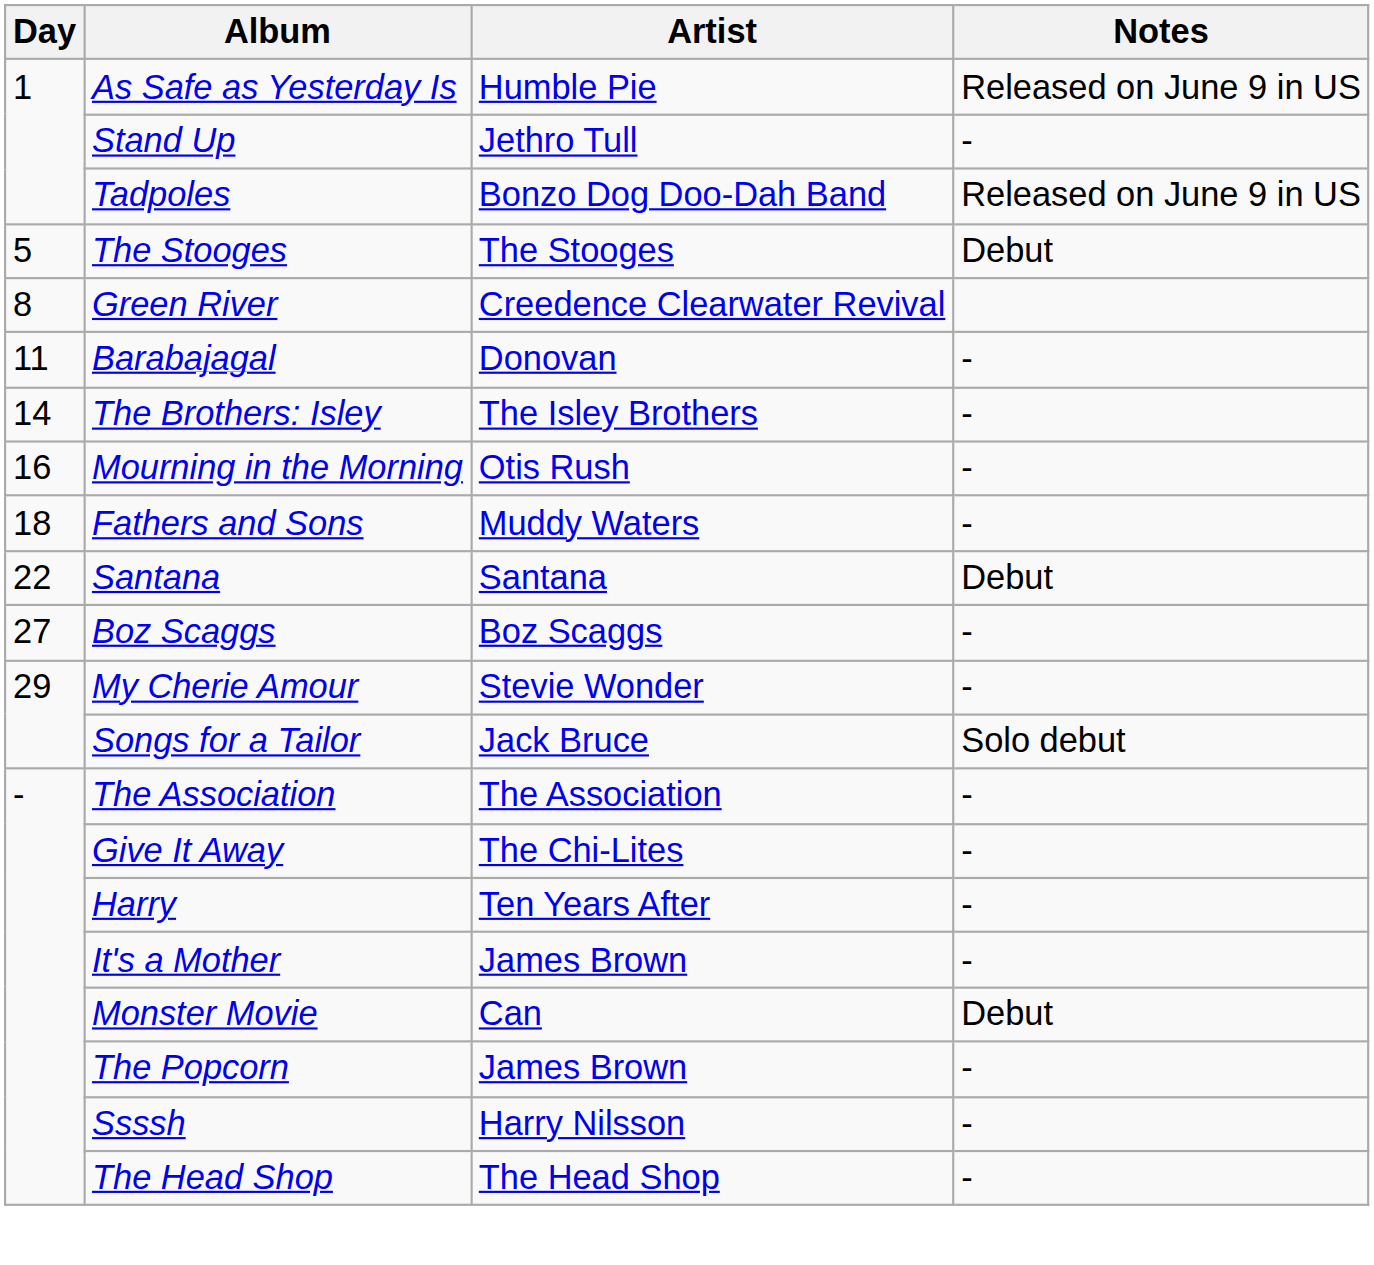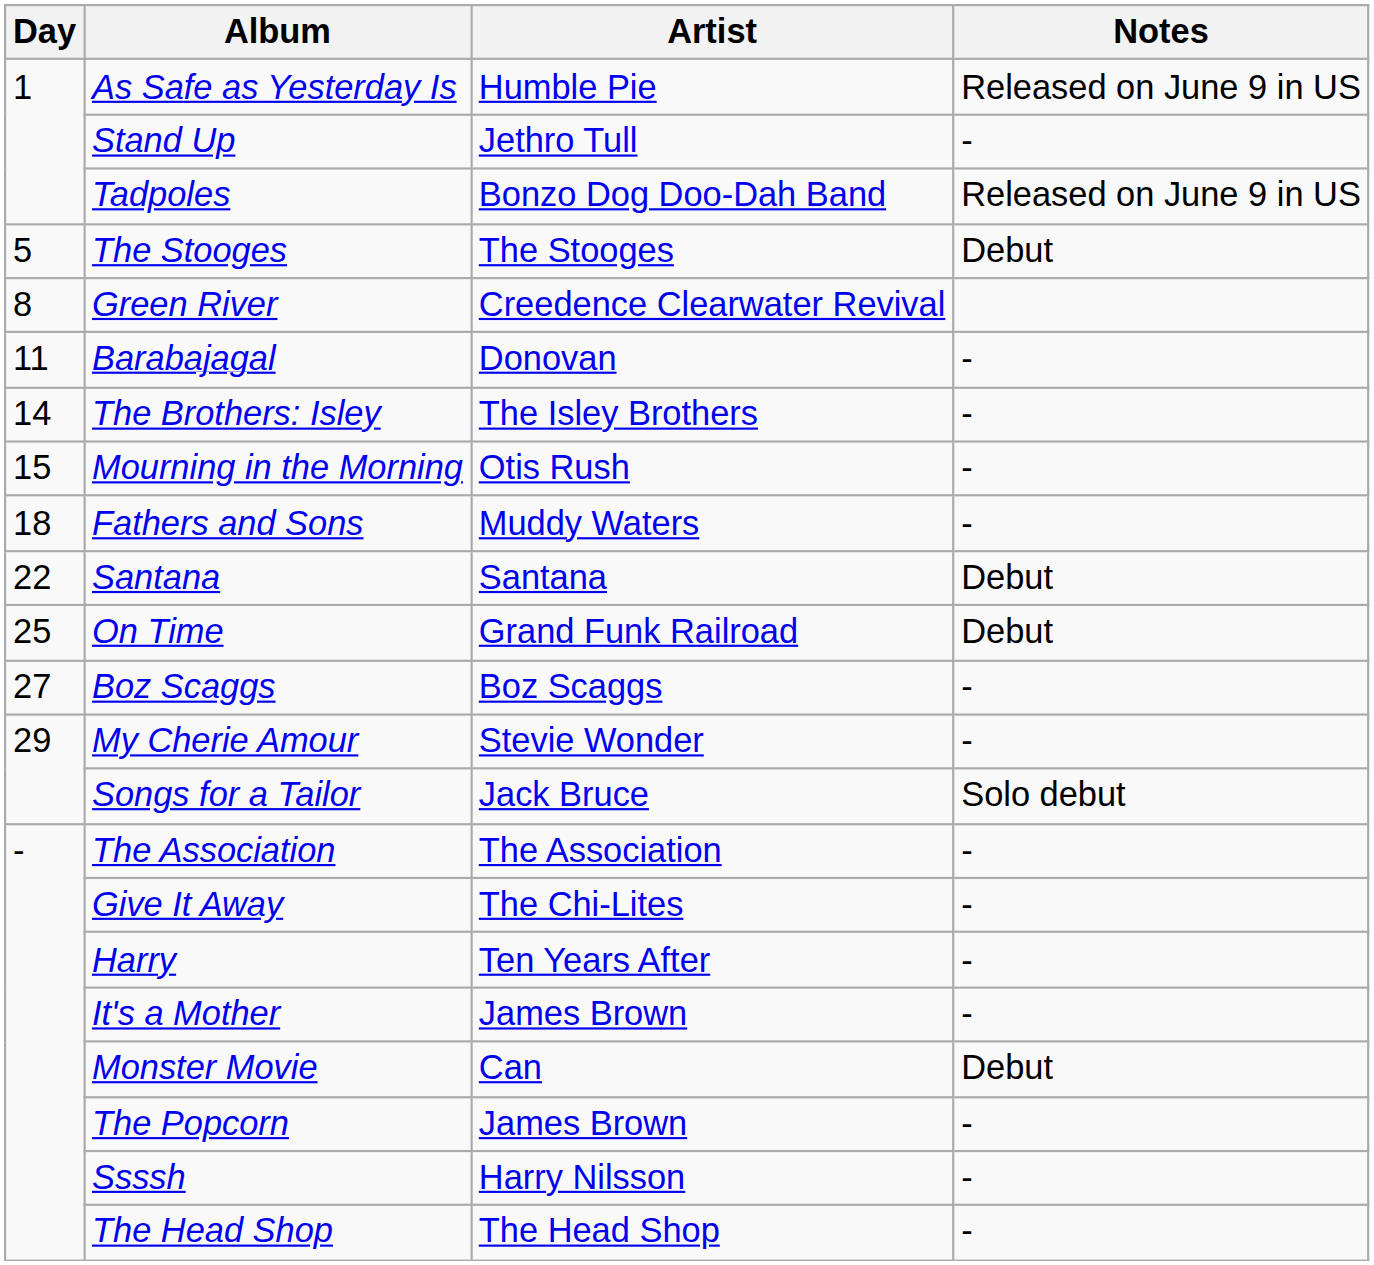(32, 468) 16 -> (32, 468) 15
+ row: (158, 631)
